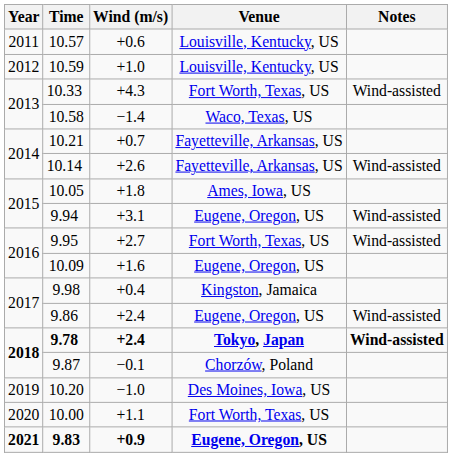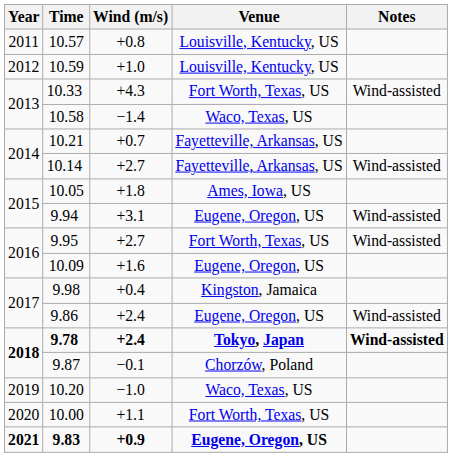(131, 41) +0.6 -> (131, 41) +0.8
(131, 166) +2.6 -> (131, 166) +2.7
(259, 389) Des Moines, Iowa, US -> (259, 389) Waco, Texas, US
